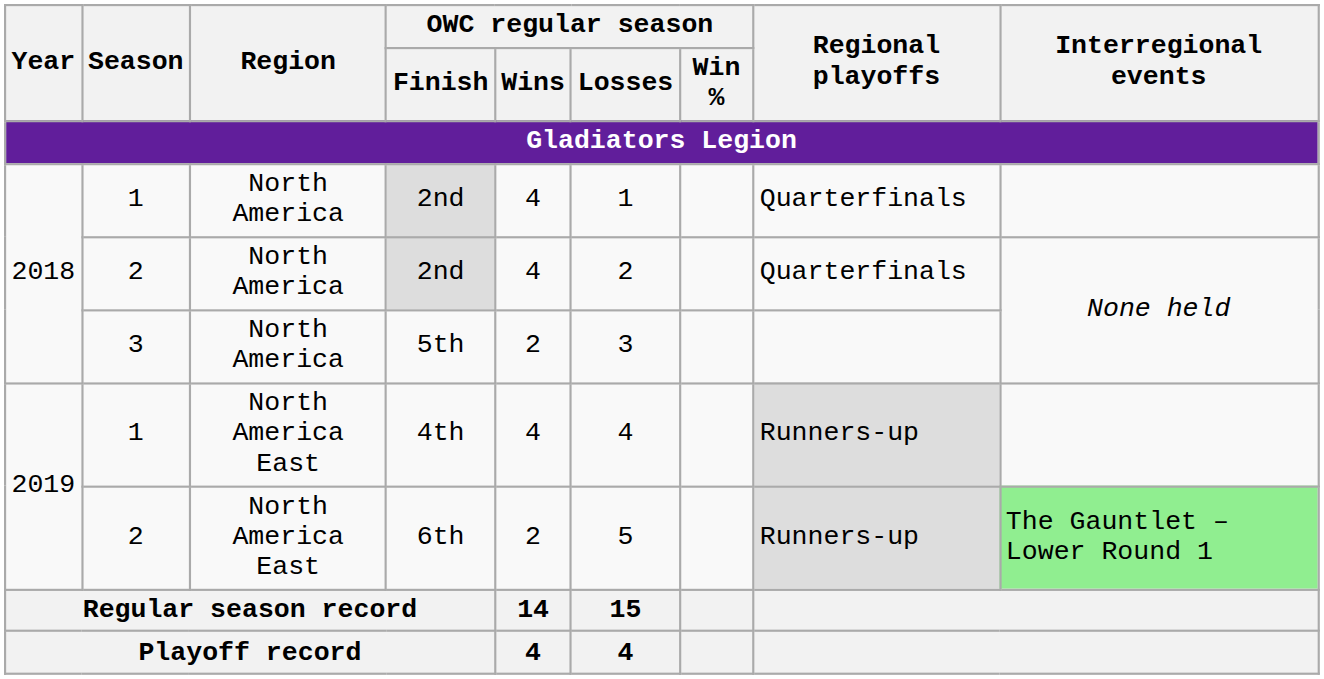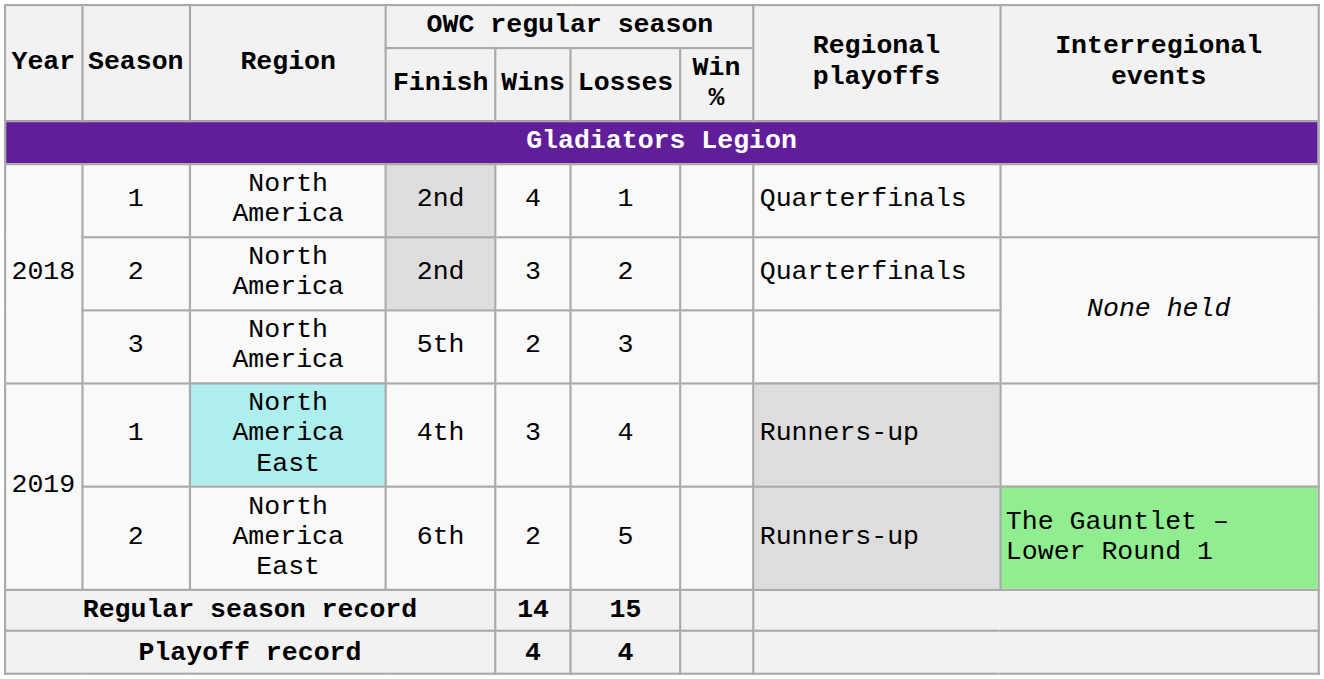(533, 274) 4 -> (533, 274) 3
(288, 435) no background -> (288, 435) paleturquoise background
(533, 435) 4 -> (533, 435) 3
